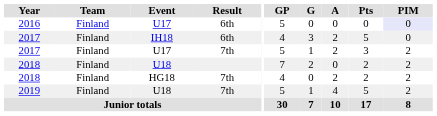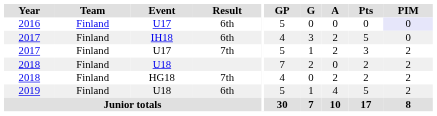(227, 91) 7th -> (227, 91) 6th
